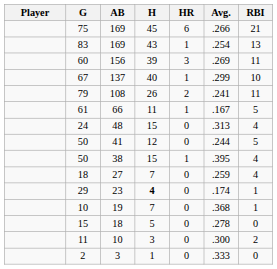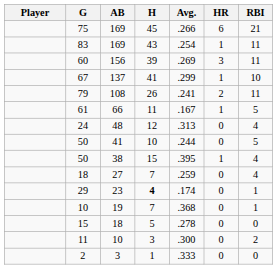columns swapped: (221, 12) <-> (186, 12)
(255, 45) 13 -> (255, 45) 11
(152, 77) 40 -> (152, 77) 41
(152, 126) 15 -> (152, 126) 12
(152, 142) 12 -> (152, 142) 10
